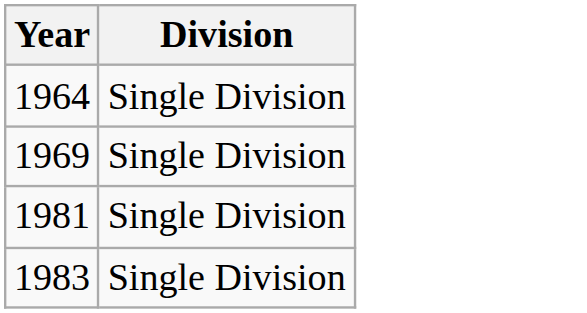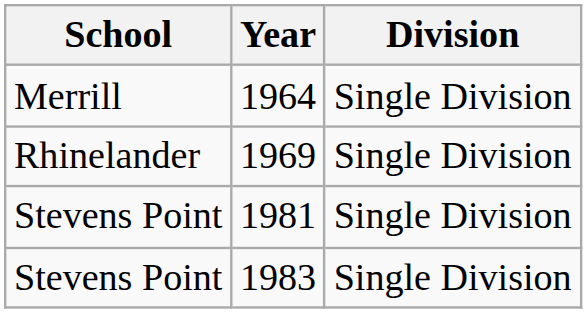+ column: (118, 34)
